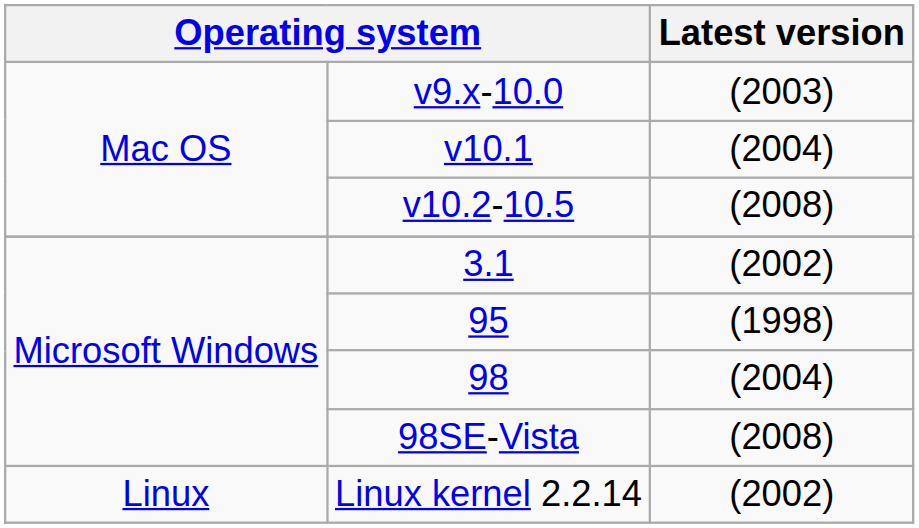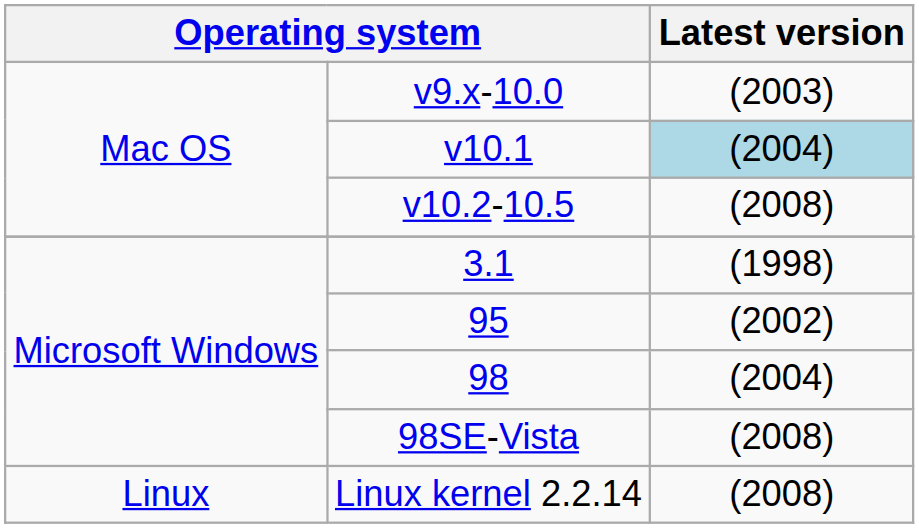(782, 148) no background -> (782, 148) lightblue background
(782, 263) (2002) -> (782, 263) (1998)
(782, 321) (1998) -> (782, 321) (2002)
(782, 494) (2002) -> (782, 494) (2008)
